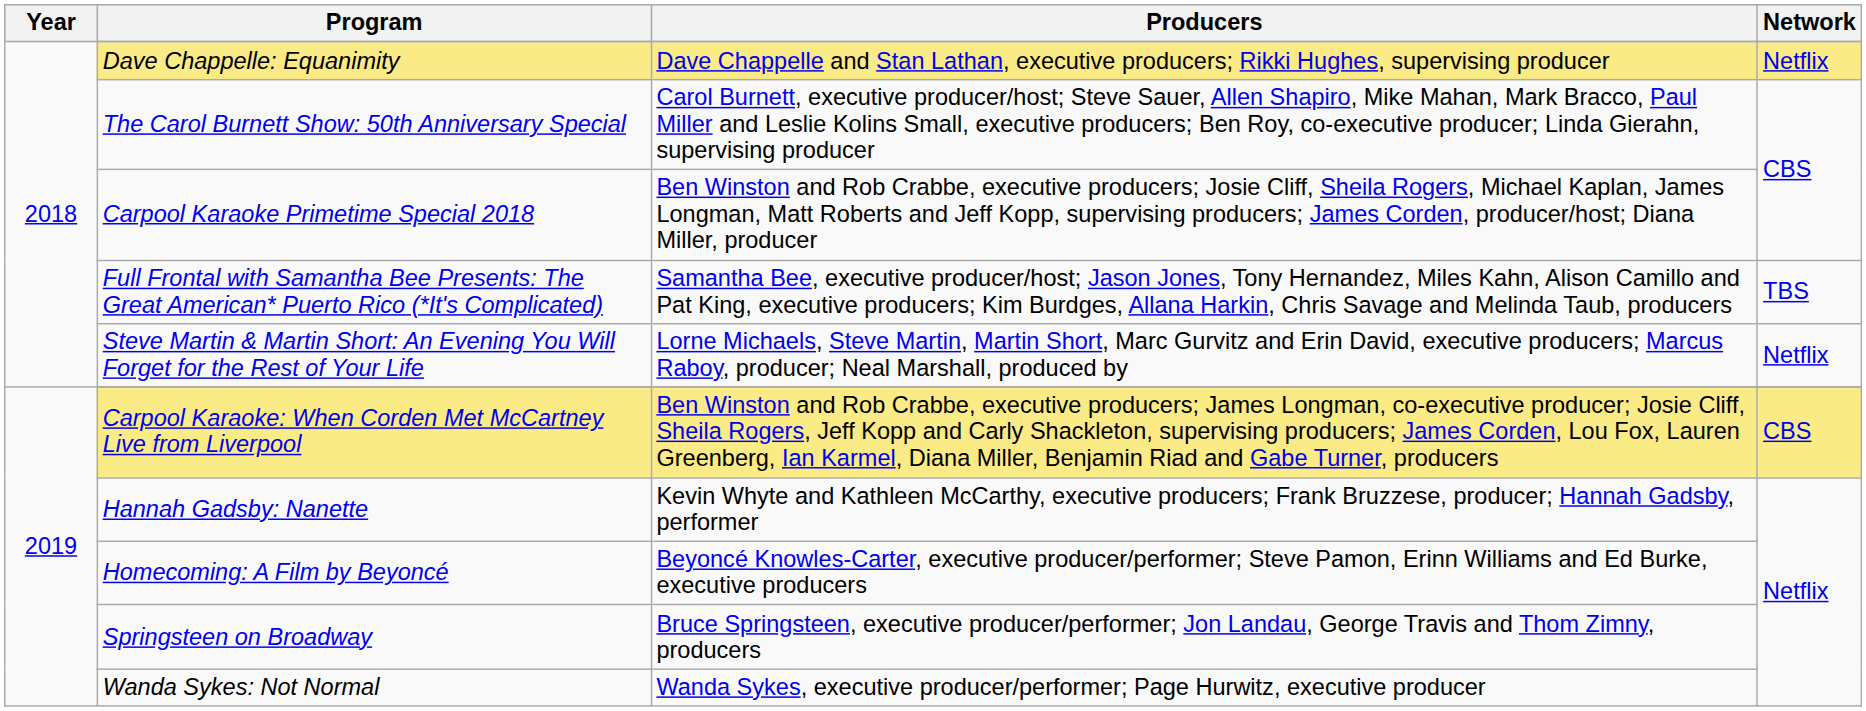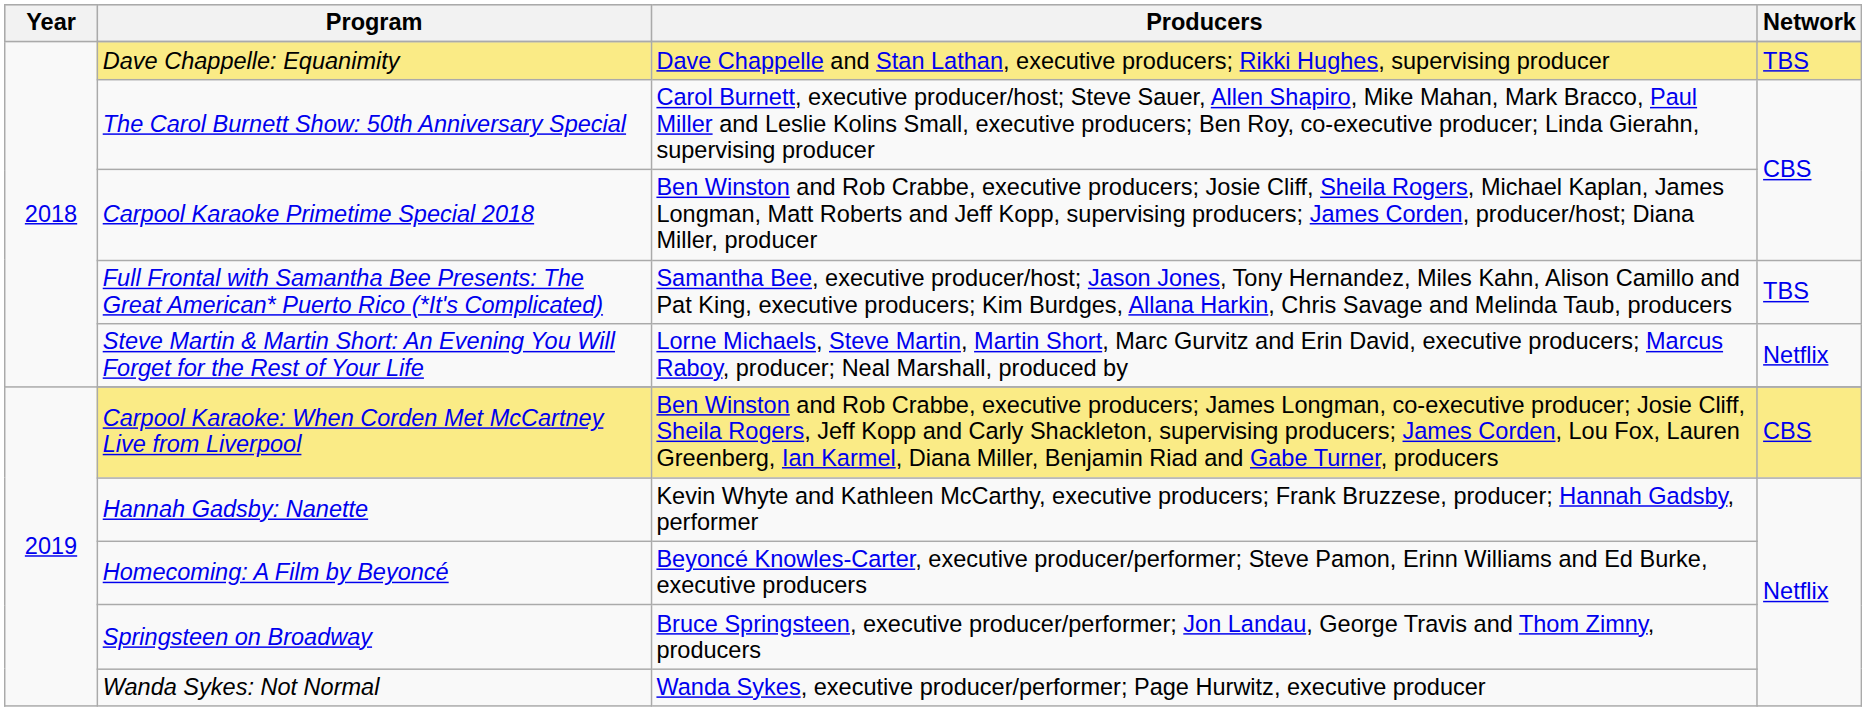(1796, 60) Netflix -> (1786, 60) TBS
